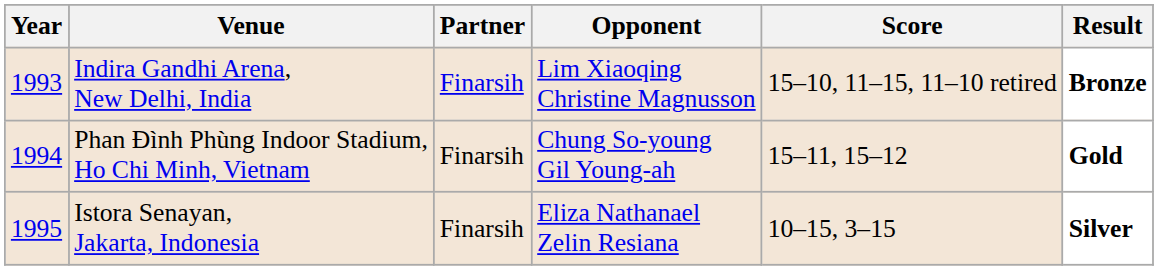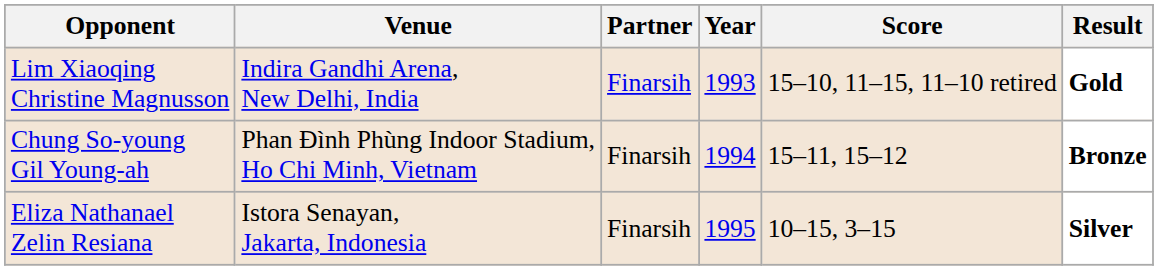columns swapped: (37, 26) <-> (646, 26)
(1108, 83) Bronze -> (1096, 83) Gold
(1096, 155) Gold -> (1108, 155) Bronze
